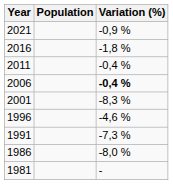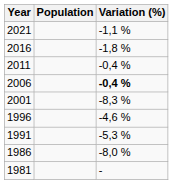(115, 30) -0,9 % -> (115, 30) -1,1 %
(115, 135) -7,3 % -> (115, 135) -5,3 %
